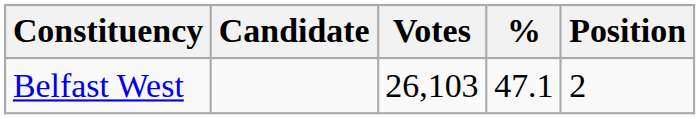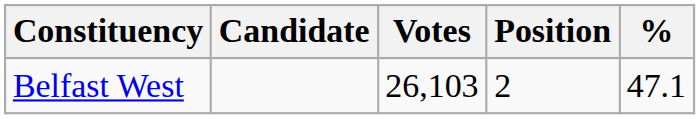columns swapped: (524, 31) <-> (628, 31)
